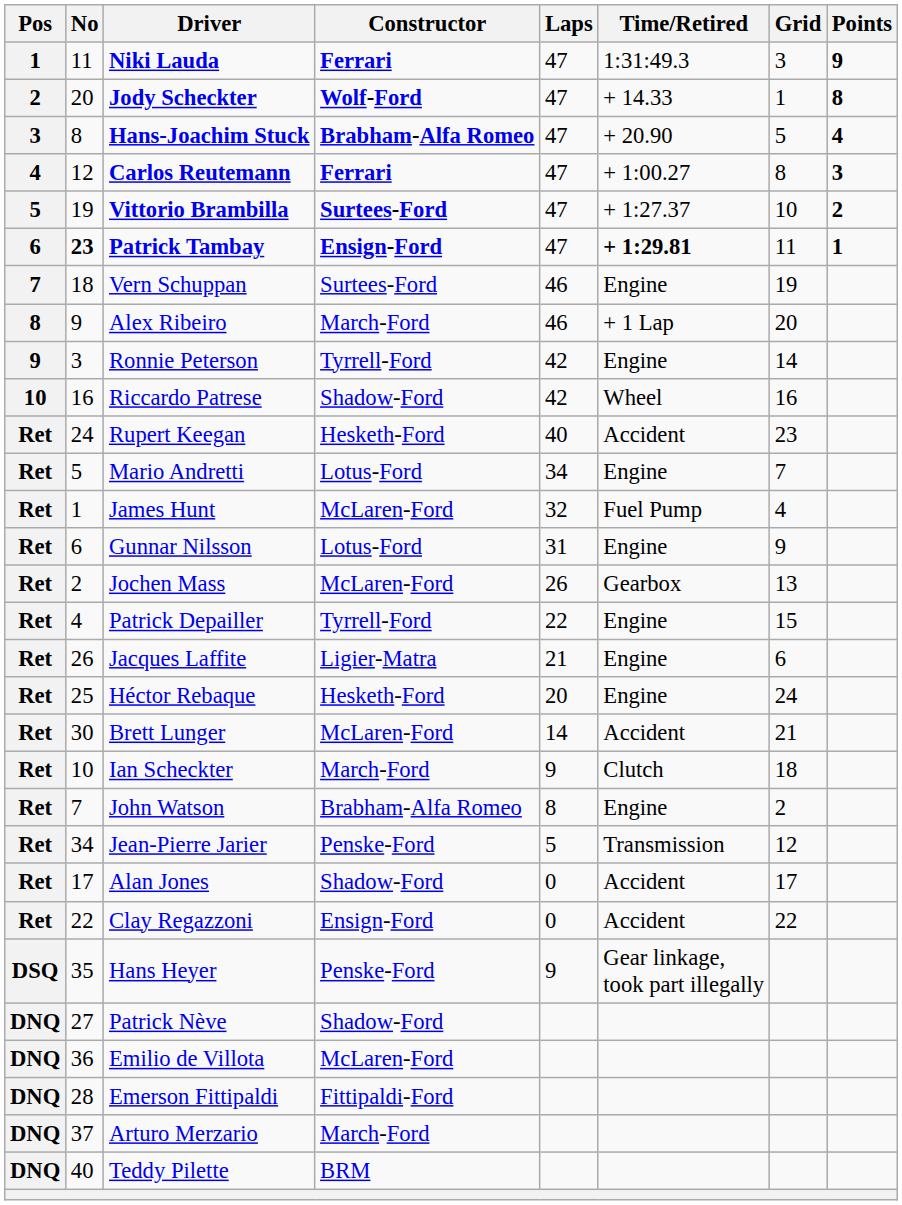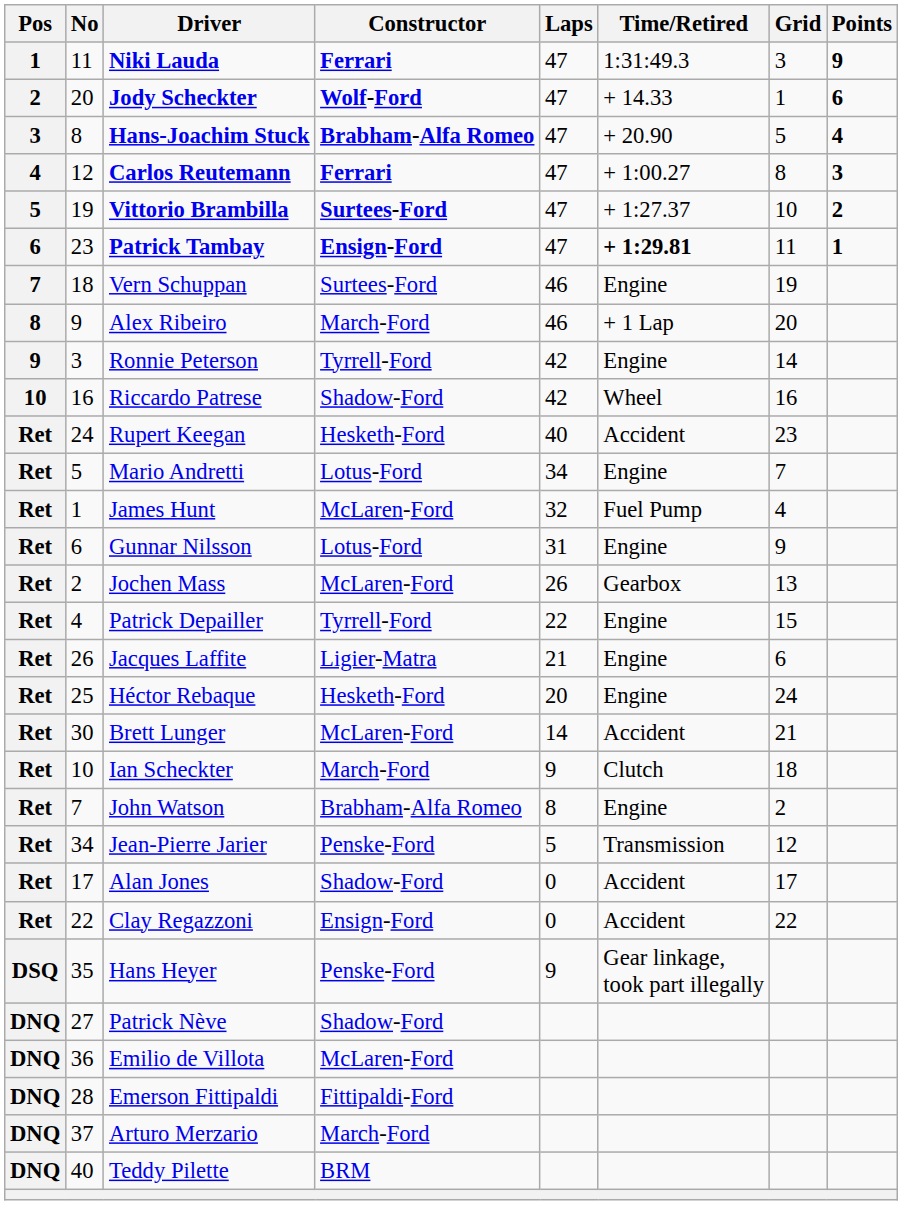(837, 98) 8 -> (837, 98) 6
(82, 247) bold -> (82, 247) normal
